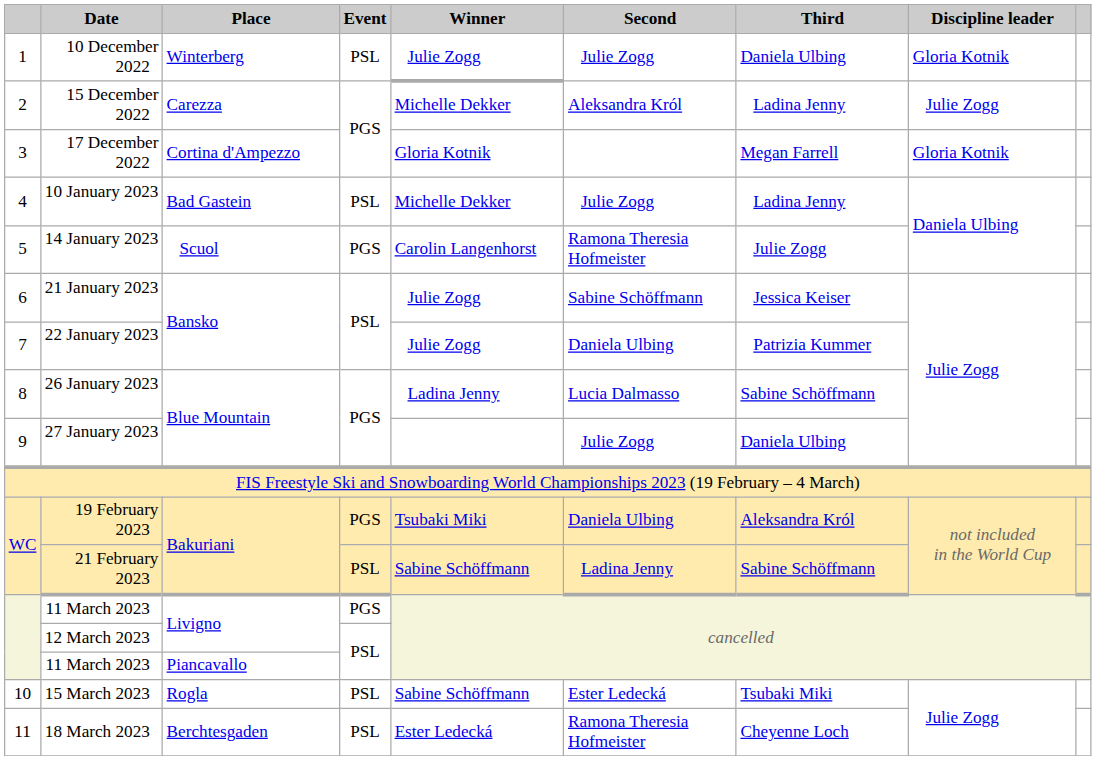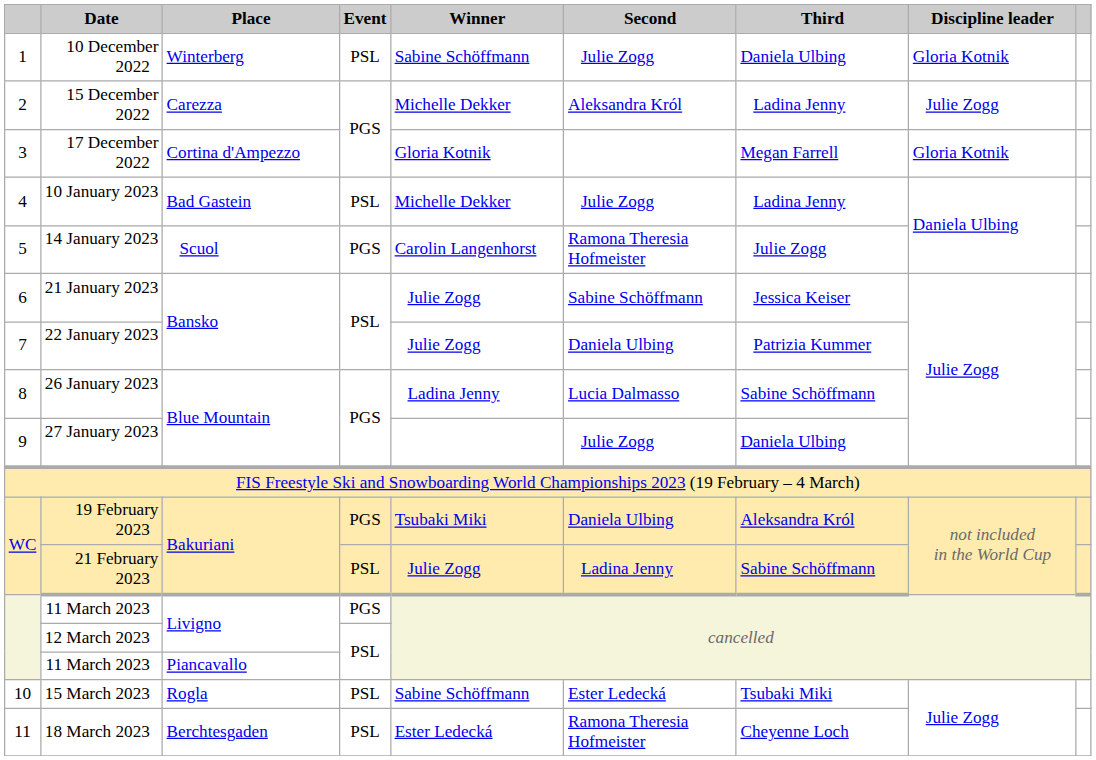(438, 55) Julie Zogg -> (462, 56) Sabine Schöffmann
(462, 568) Sabine Schöffmann -> (438, 568) Julie Zogg
